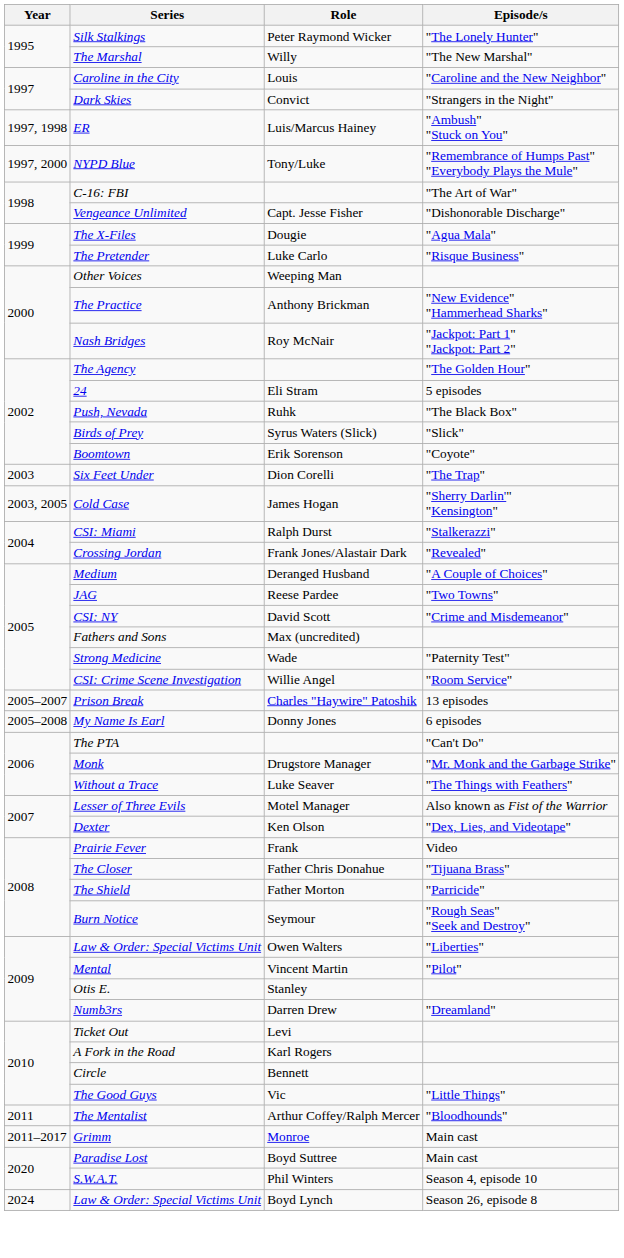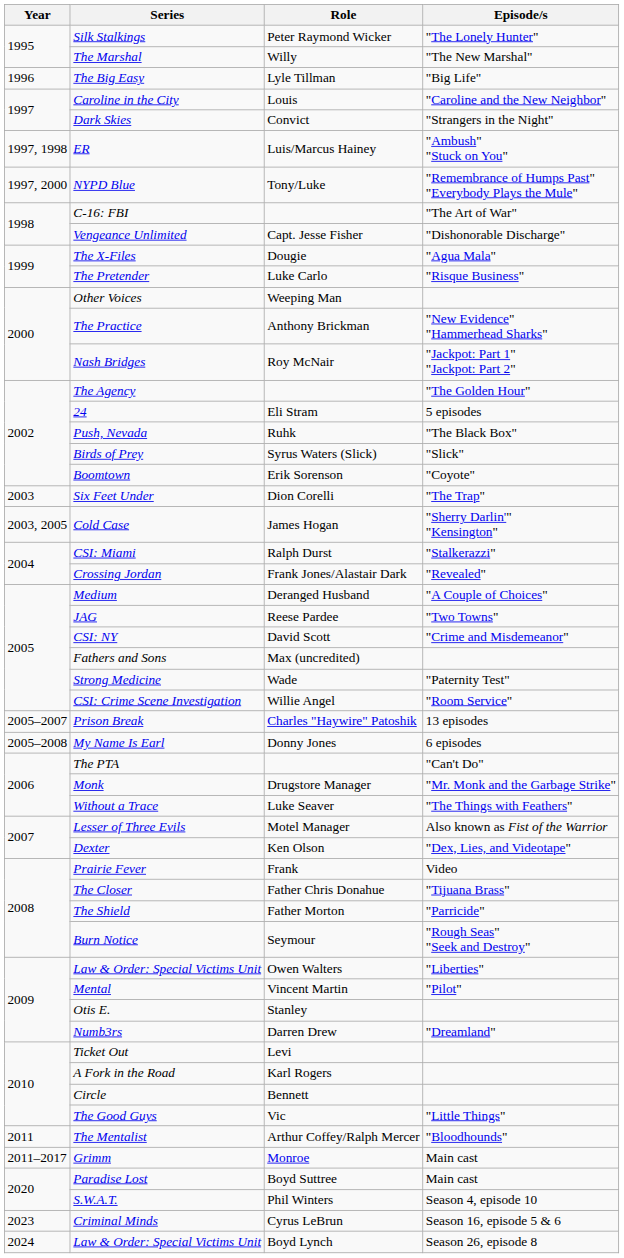+ row: (109, 78)
+ row: (116, 1220)
